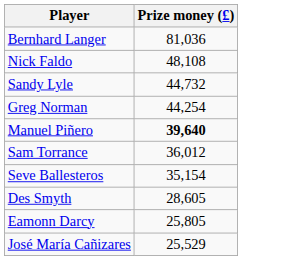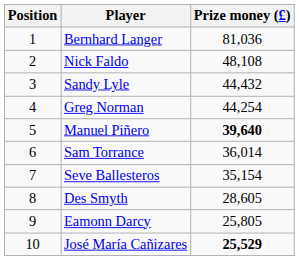+ column: (33, 15)
(186, 84) 44,732 -> (242, 84) 44,432
(186, 152) 36,012 -> (242, 152) 36,014
(186, 244) normal -> (242, 244) bold
